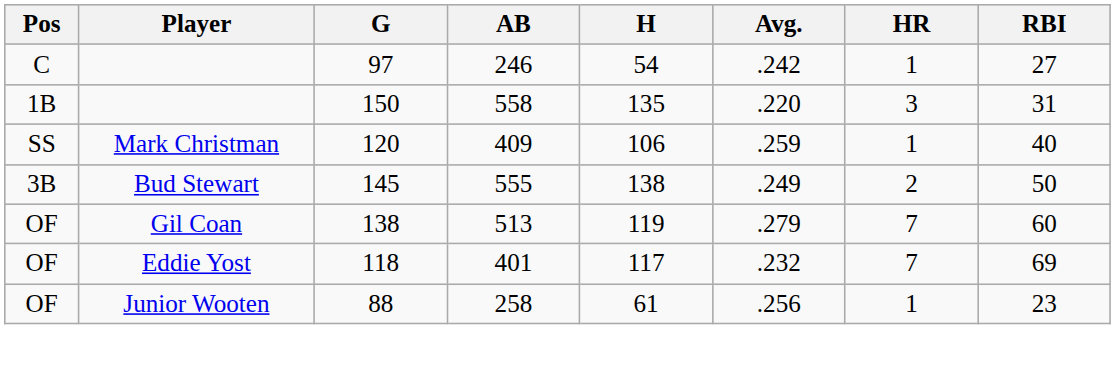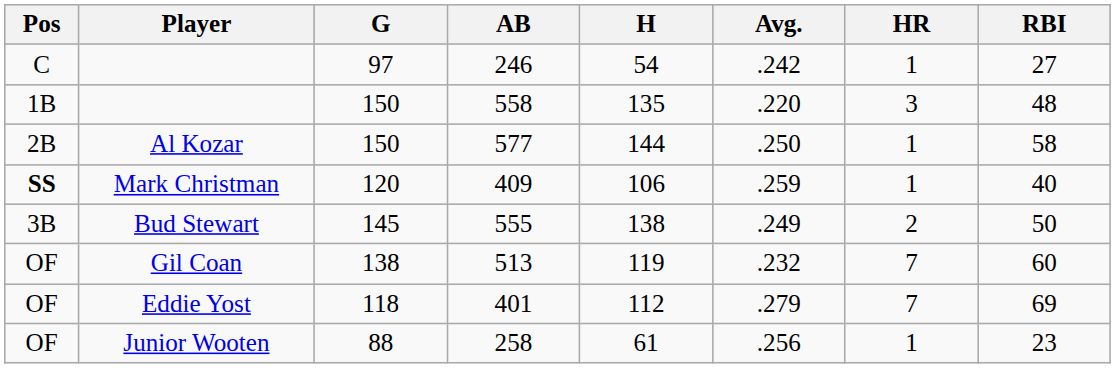(1044, 104) 31 -> (1044, 104) 48
+ row: (513, 143)
(42, 143) normal -> (42, 183) bold
(779, 223) .279 -> (779, 263) .232
(646, 263) 117 -> (646, 303) 112
(779, 263) .232 -> (779, 303) .279
